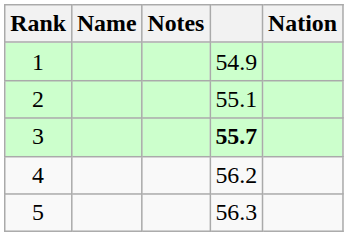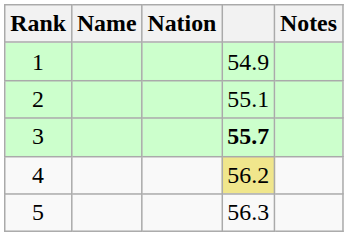columns swapped: (303, 23) <-> (176, 23)
(236, 174) no background -> (248, 174) khaki background
